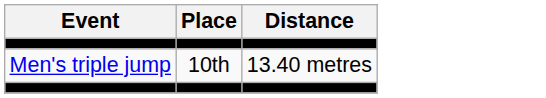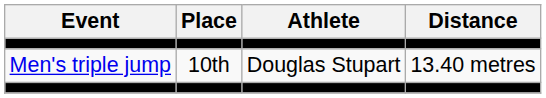+ column: (324, 21)
